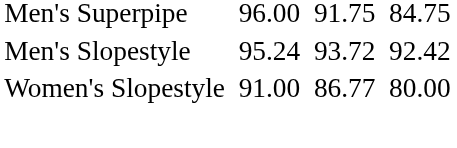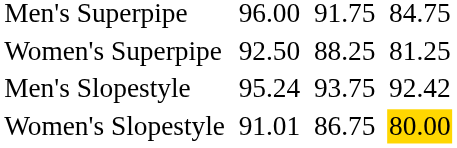+ row: (113, 50)
(345, 50) 93.72 -> (345, 88) 93.75
(269, 88) 91.00 -> (269, 126) 91.01
(345, 88) 86.77 -> (345, 126) 86.75
(420, 88) no background -> (420, 126) gold background
